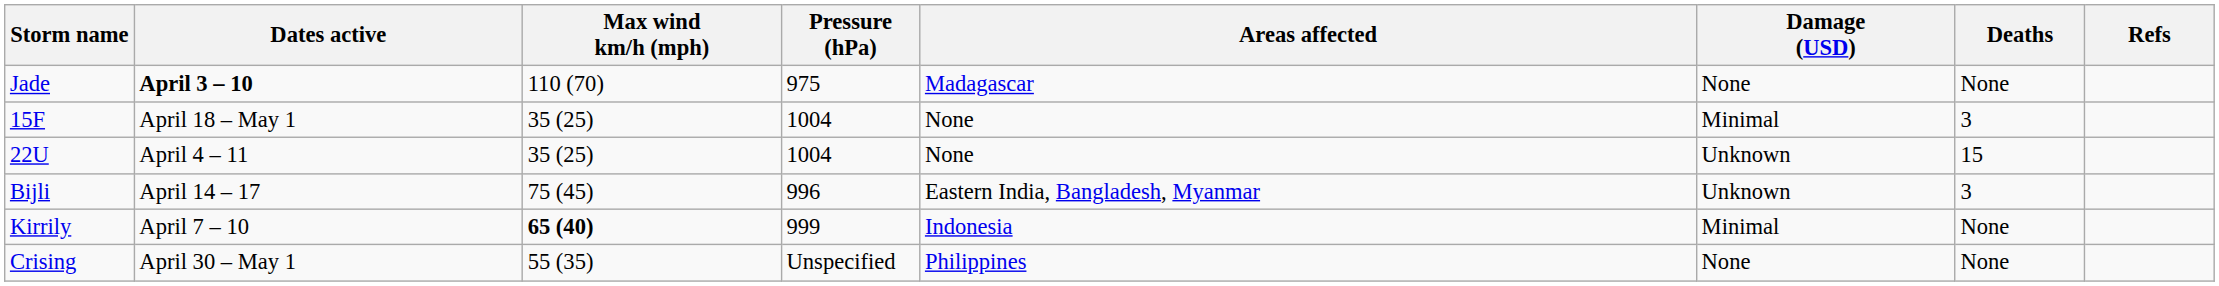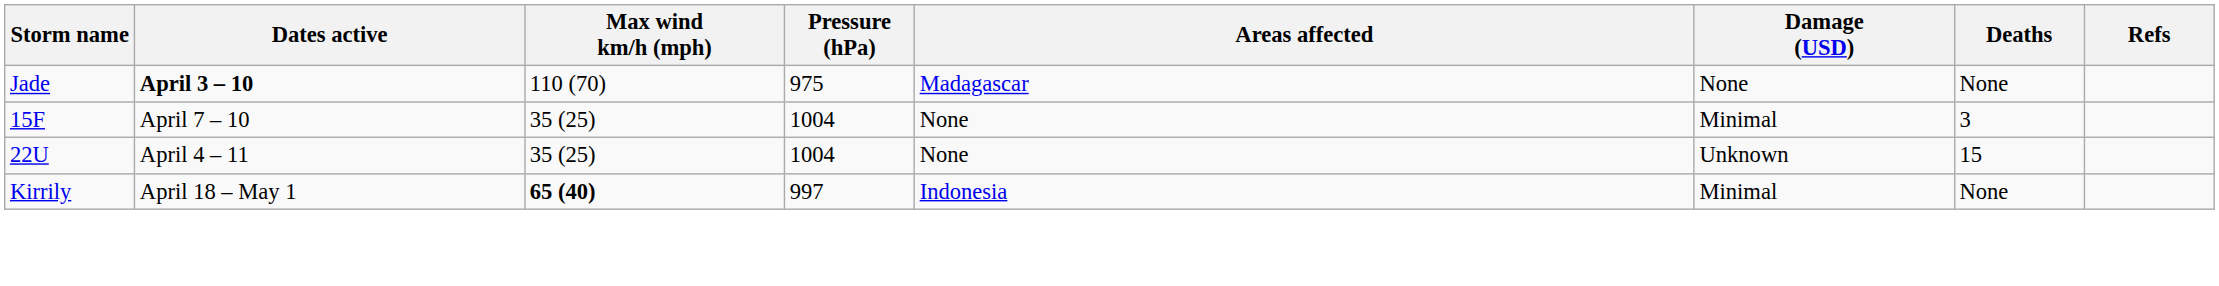(218, 119) April 18 – May 1 -> (195, 119) April 7 – 10
- row: (30, 190)
(194, 226) April 7 – 10 -> (218, 190) April 18 – May 1
(803, 226) 999 -> (807, 190) 997
- row: (43, 262)
